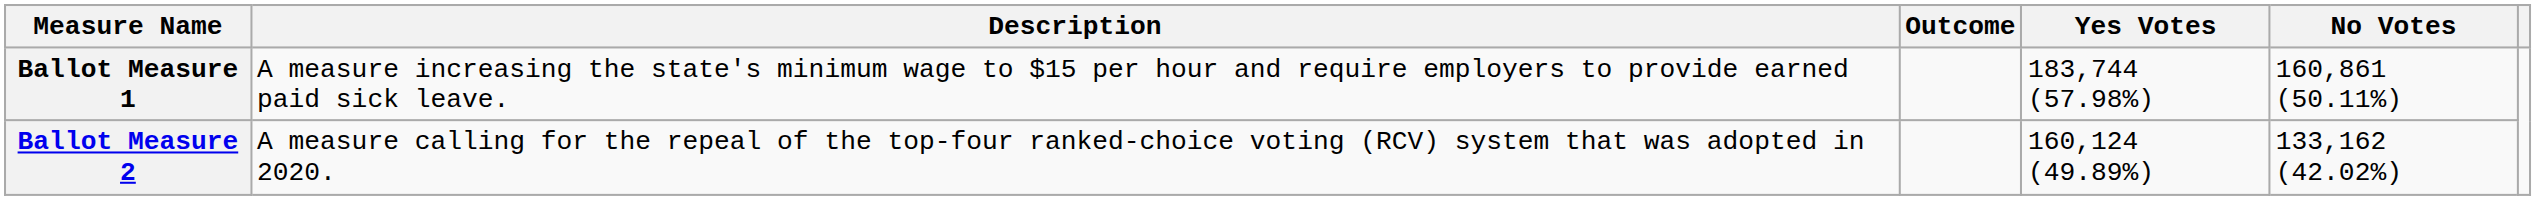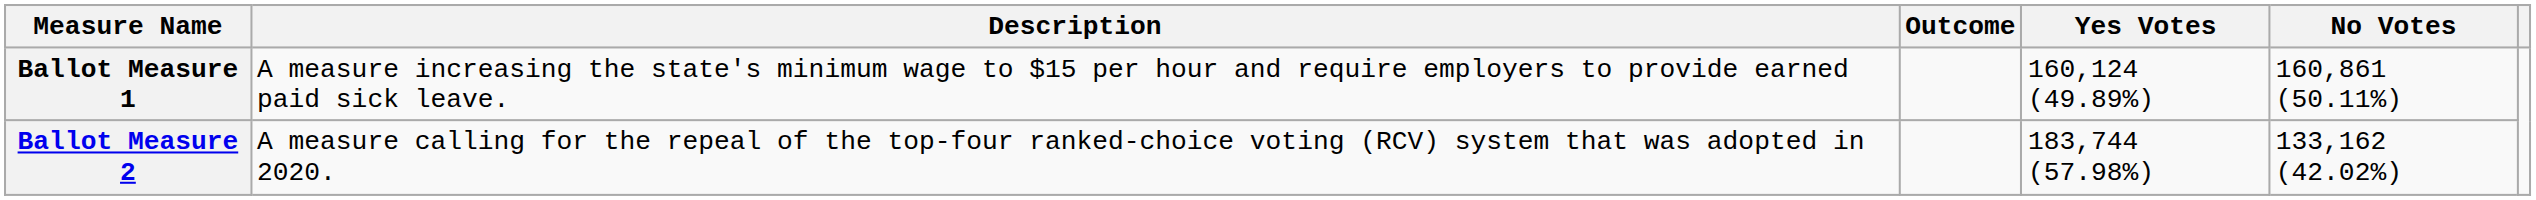(2091, 84) 183,744 (57.98%) -> (2091, 84) 160,124 (49.89%)
(2091, 157) 160,124 (49.89%) -> (2091, 157) 183,744 (57.98%)
